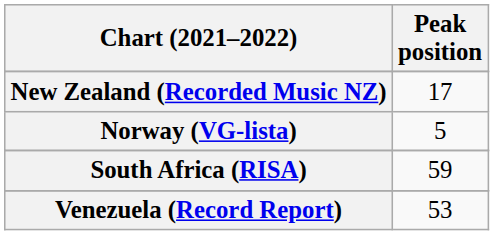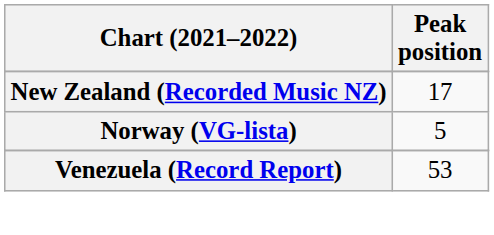- row: (199, 170)
